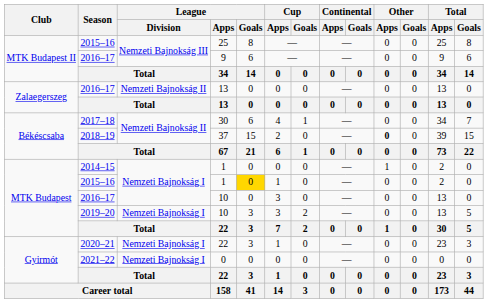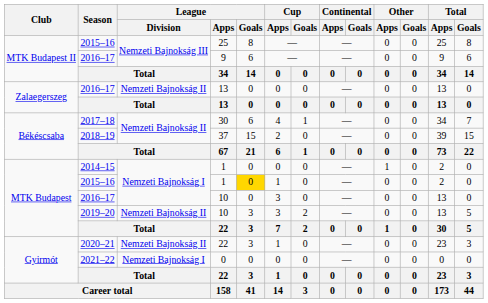(387, 136) bold -> (387, 136) normal
(164, 213) Nemzeti Bajnokság I -> (164, 213) Nemzeti Bajnokság II
(164, 244) Nemzeti Bajnokság I -> (164, 244) Nemzeti Bajnokság II
